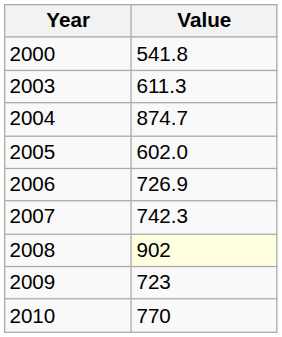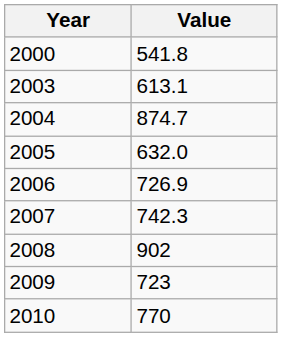(161, 86) 611.3 -> (162, 86) 613.1
(162, 151) 602.0 -> (162, 151) 632.0
(154, 250) lightyellow background -> (154, 250) no background
